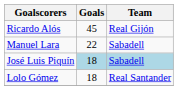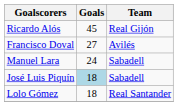+ row: (40, 45)
(92, 45) 22 -> (92, 61) 24
(126, 61) lightblue background -> (126, 77) no background
